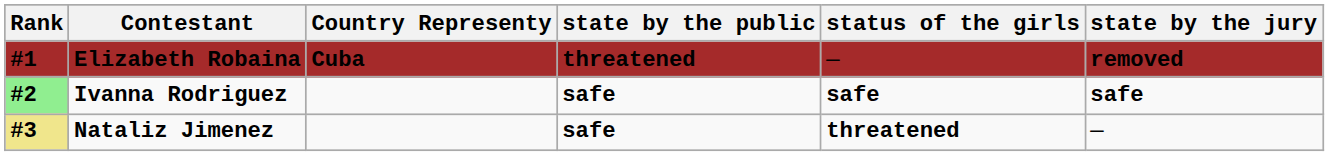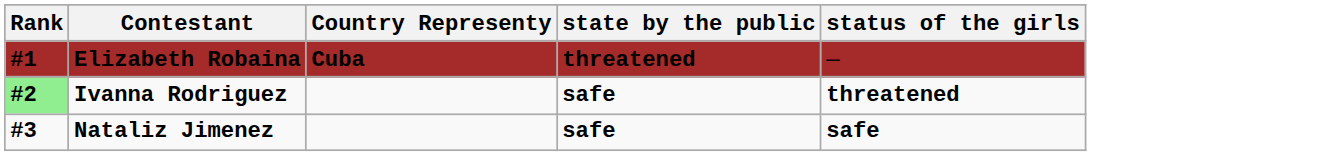- column: (1204, 23)
(853, 95) safe -> (893, 95) threatened
(23, 132) khaki background -> (23, 132) no background
(893, 132) threatened -> (853, 132) safe
